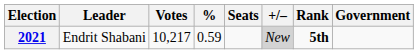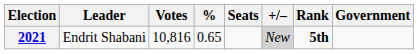(171, 37) 10,217 -> (171, 37) 10,816
(209, 37) 0.59 -> (209, 37) 0.65
